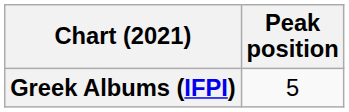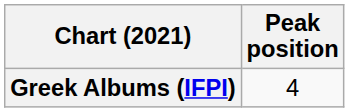(293, 87) 5 -> (293, 87) 4
